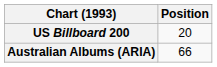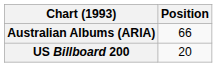rows swapped: (81, 52) <-> (81, 33)
